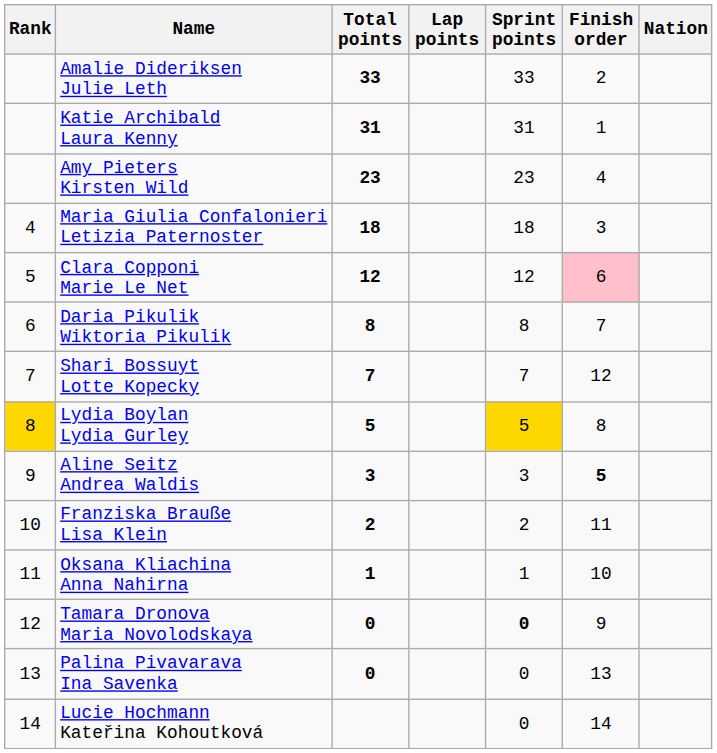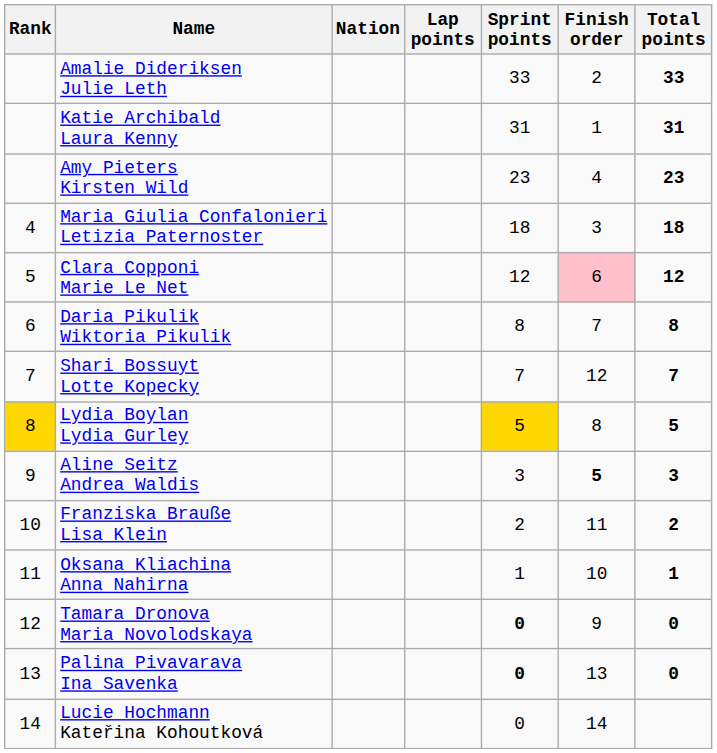columns swapped: (676, 29) <-> (370, 29)
(524, 674) normal -> (520, 674) bold
